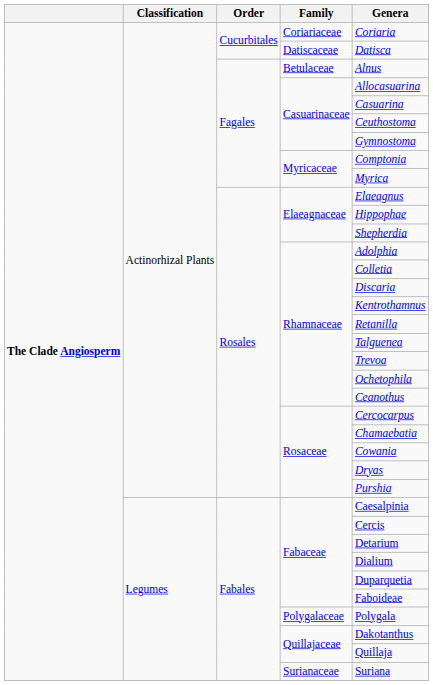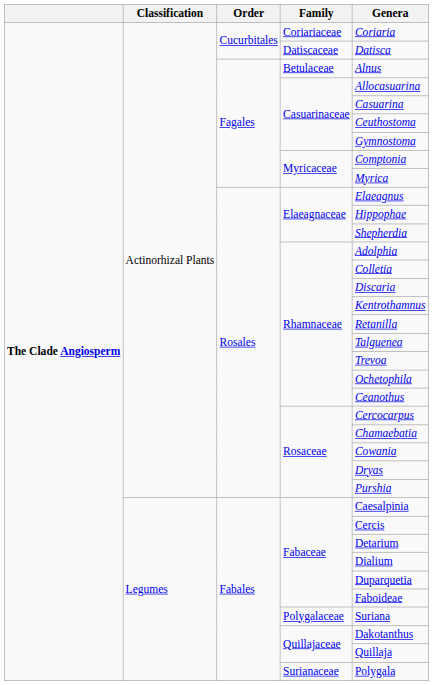(375, 616) Polygala -> (373, 616) Suriana
(373, 671) Suriana -> (375, 671) Polygala
